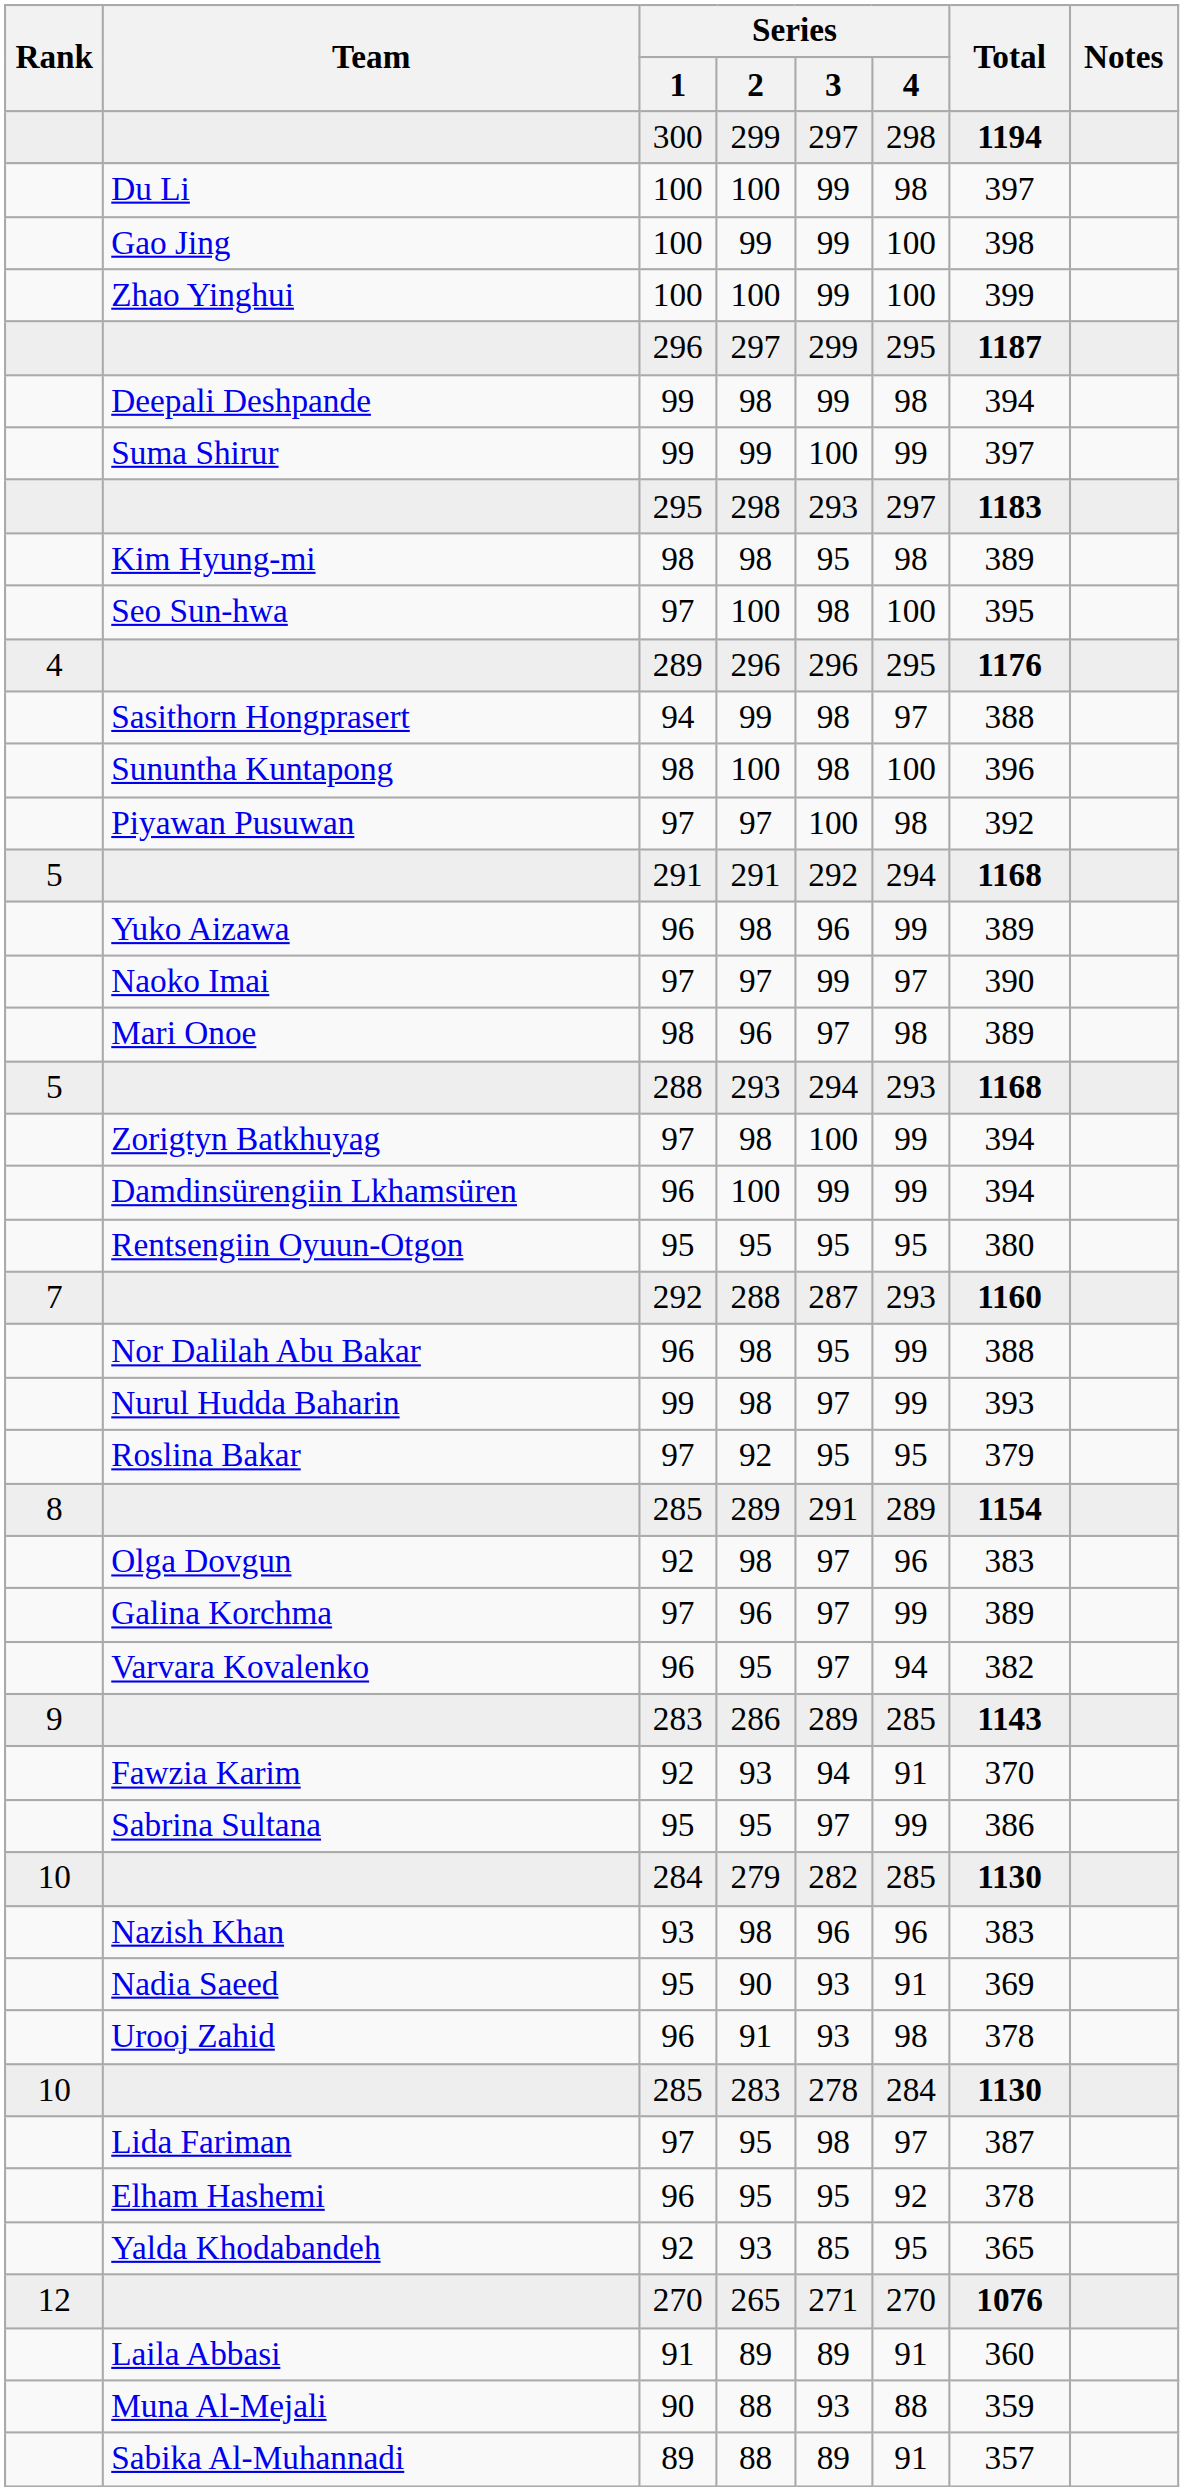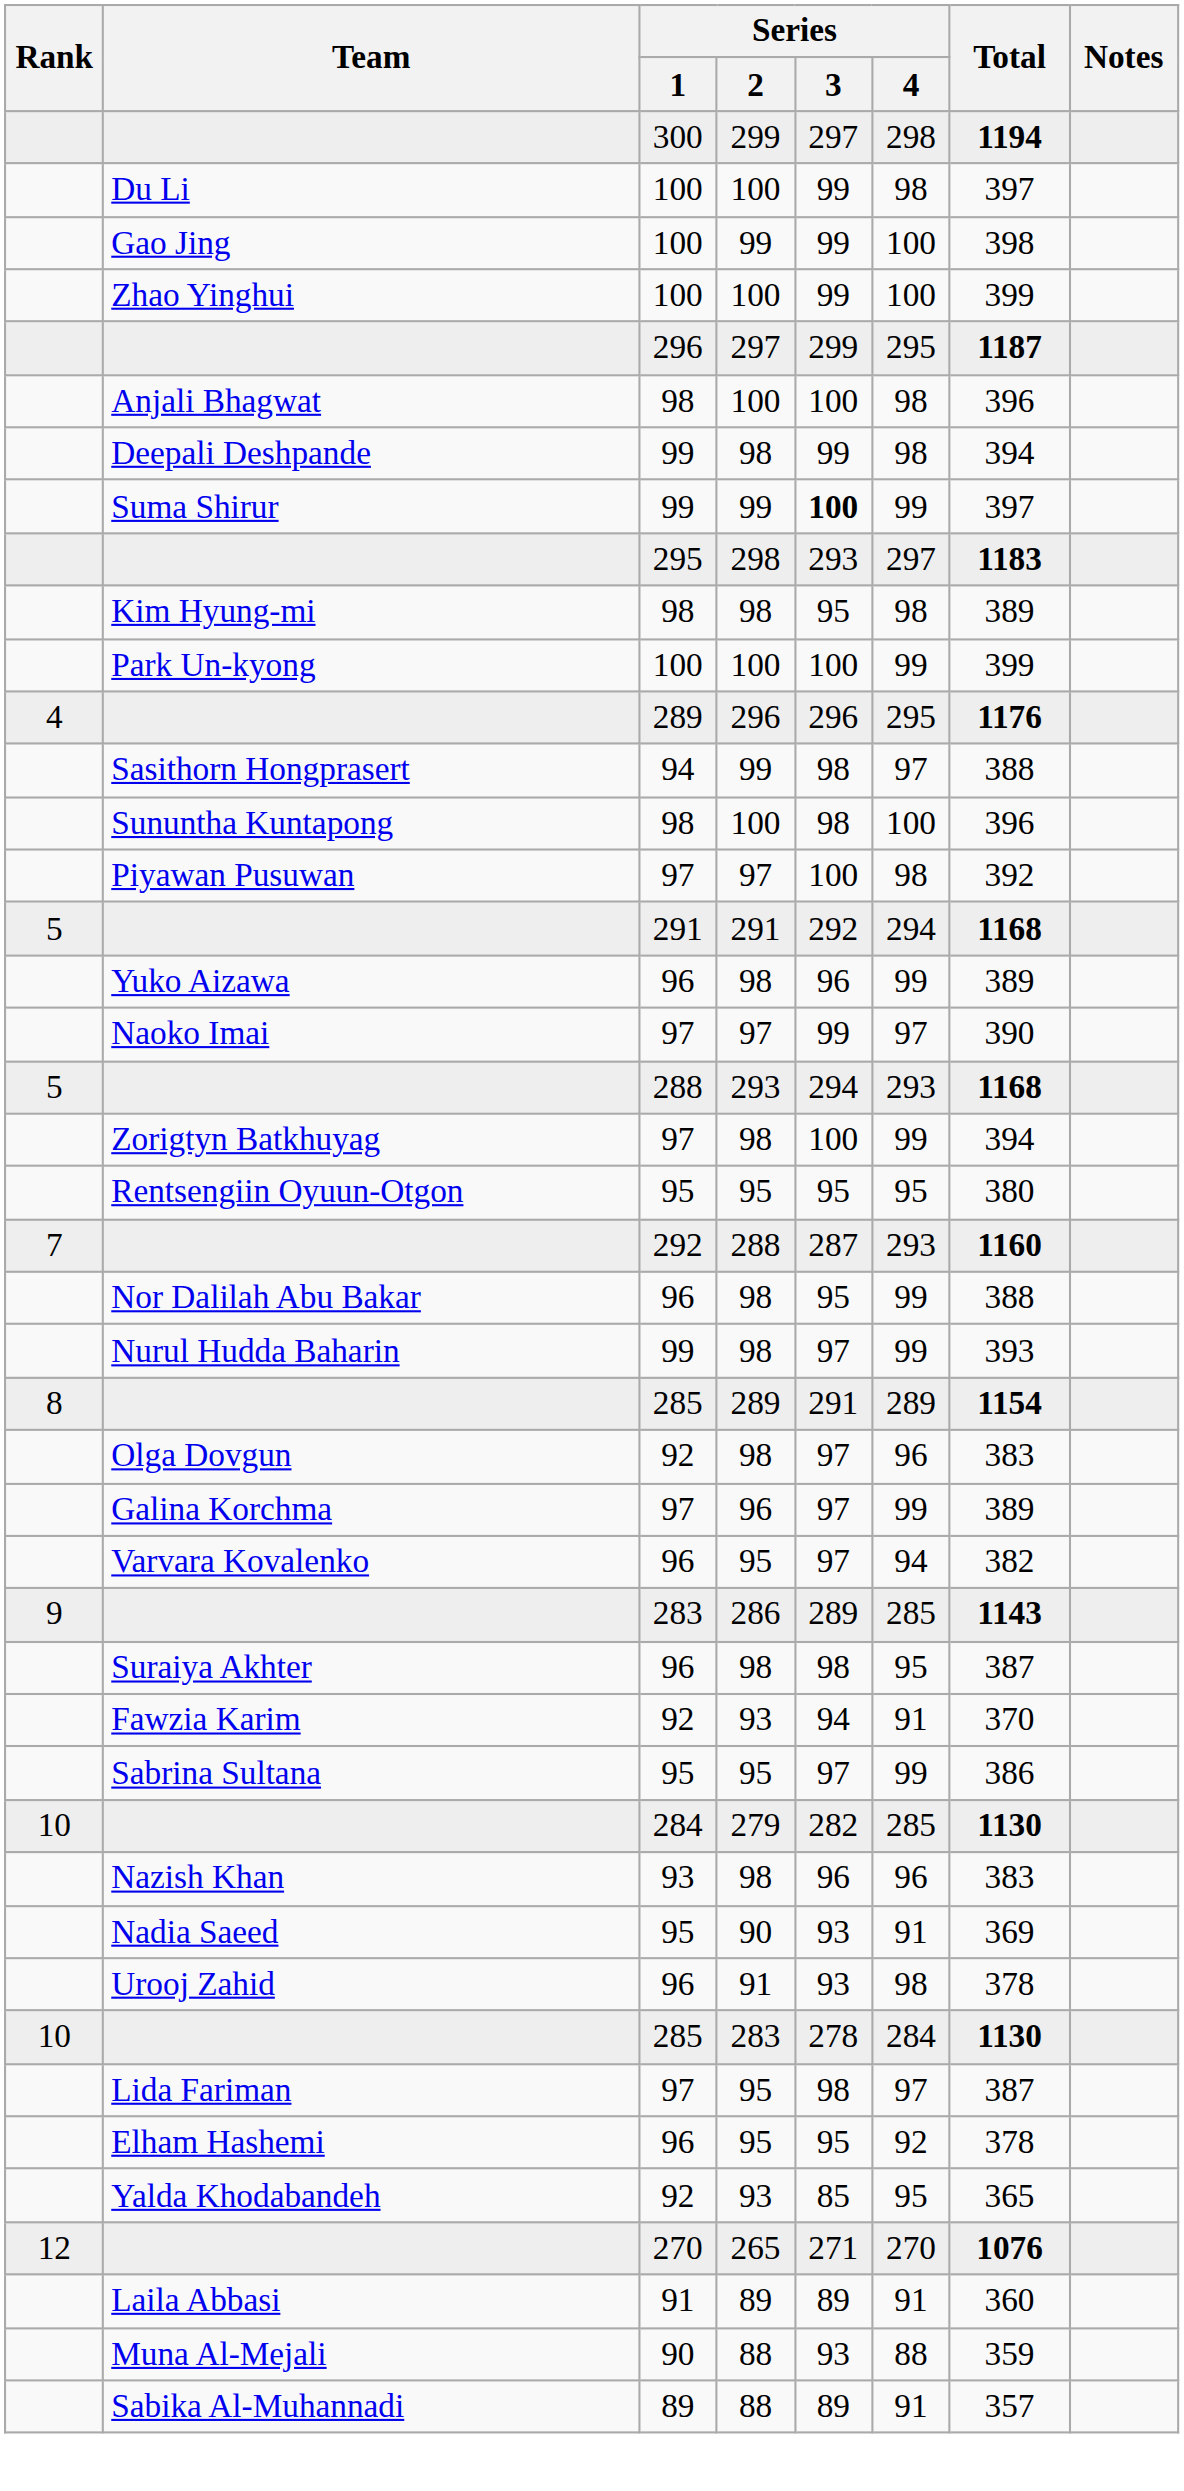+ row: (216, 400)
(833, 453) normal -> (833, 505) bold
+ row: (213, 664)
- row: (200, 611)
- row: (184, 1033)
- row: (314, 1192)
- row: (206, 1455)
+ row: (212, 1667)
